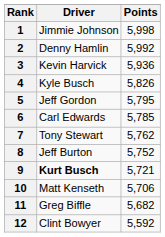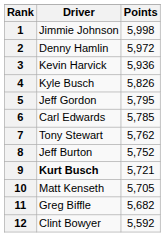(141, 48) 5,992 -> (141, 48) 5,972
(141, 188) 5,706 -> (141, 188) 5,705
